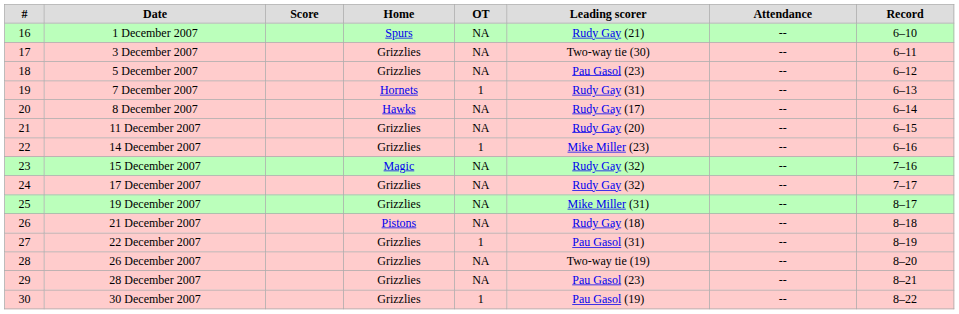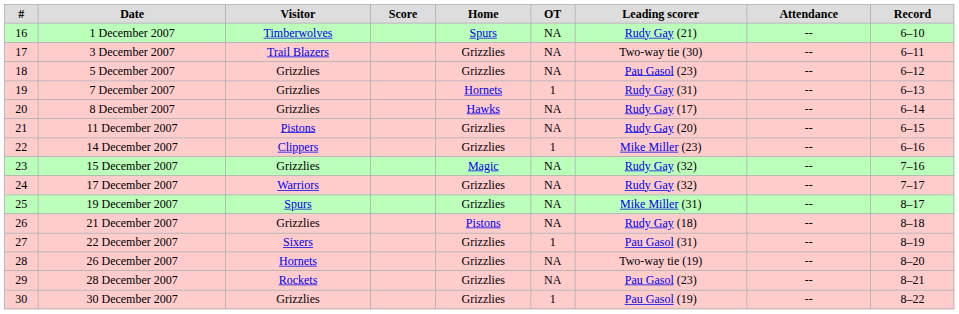+ column: (298, 14)
